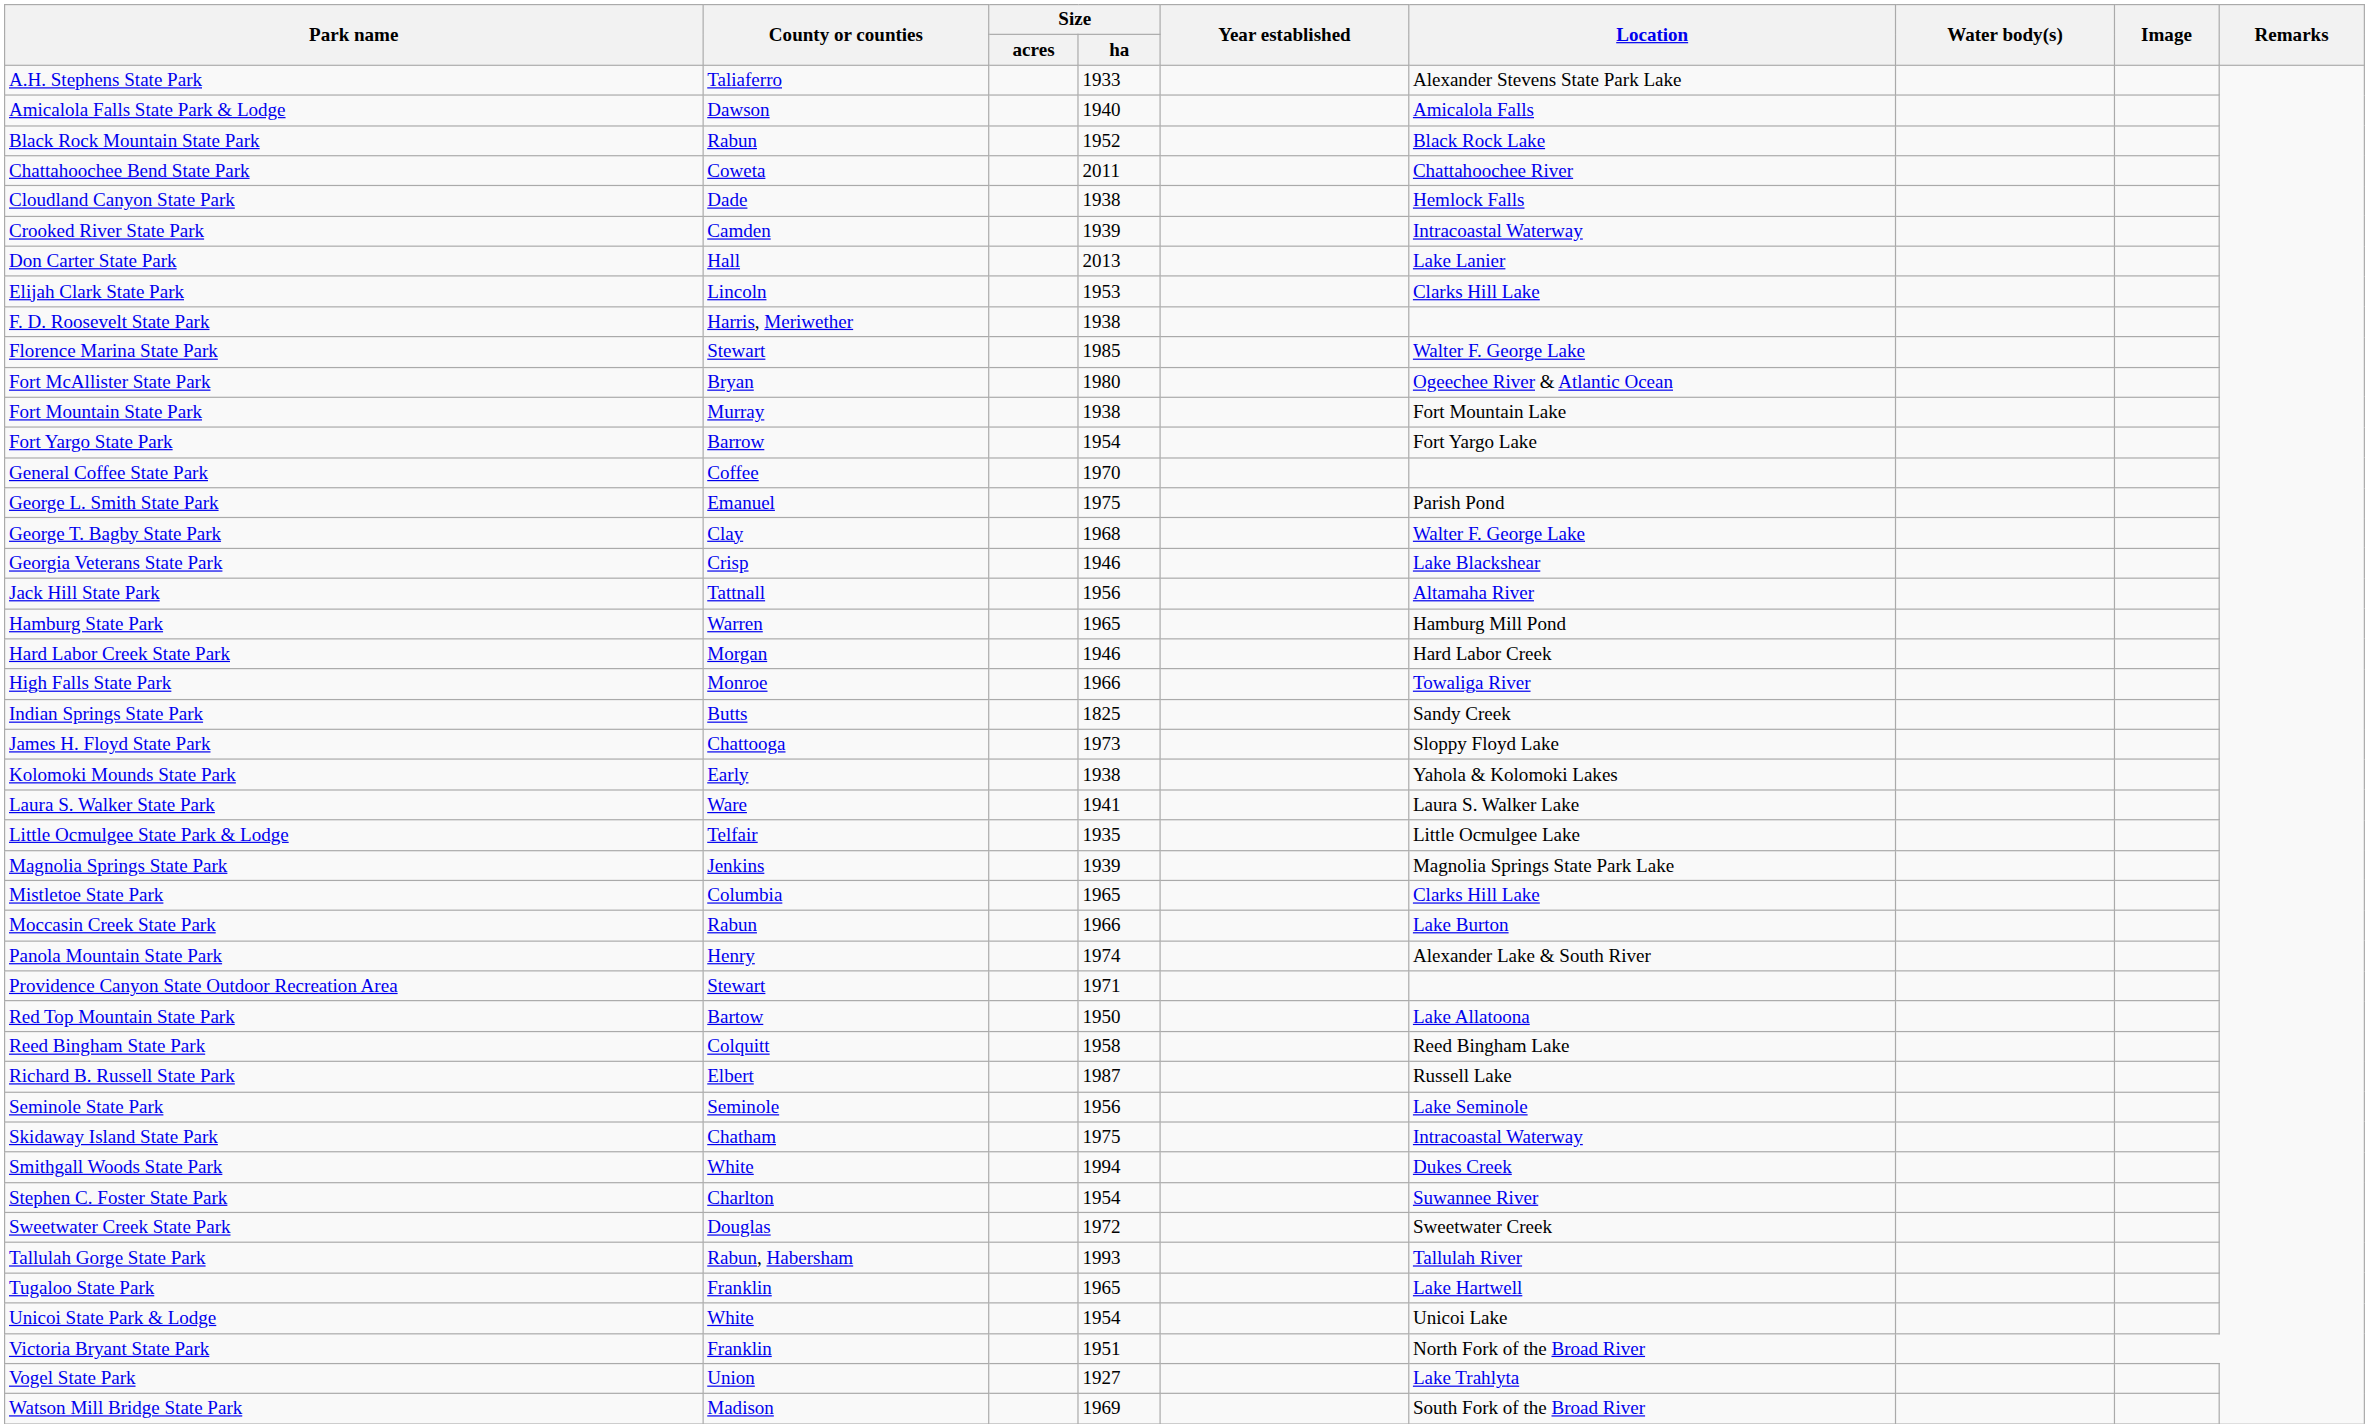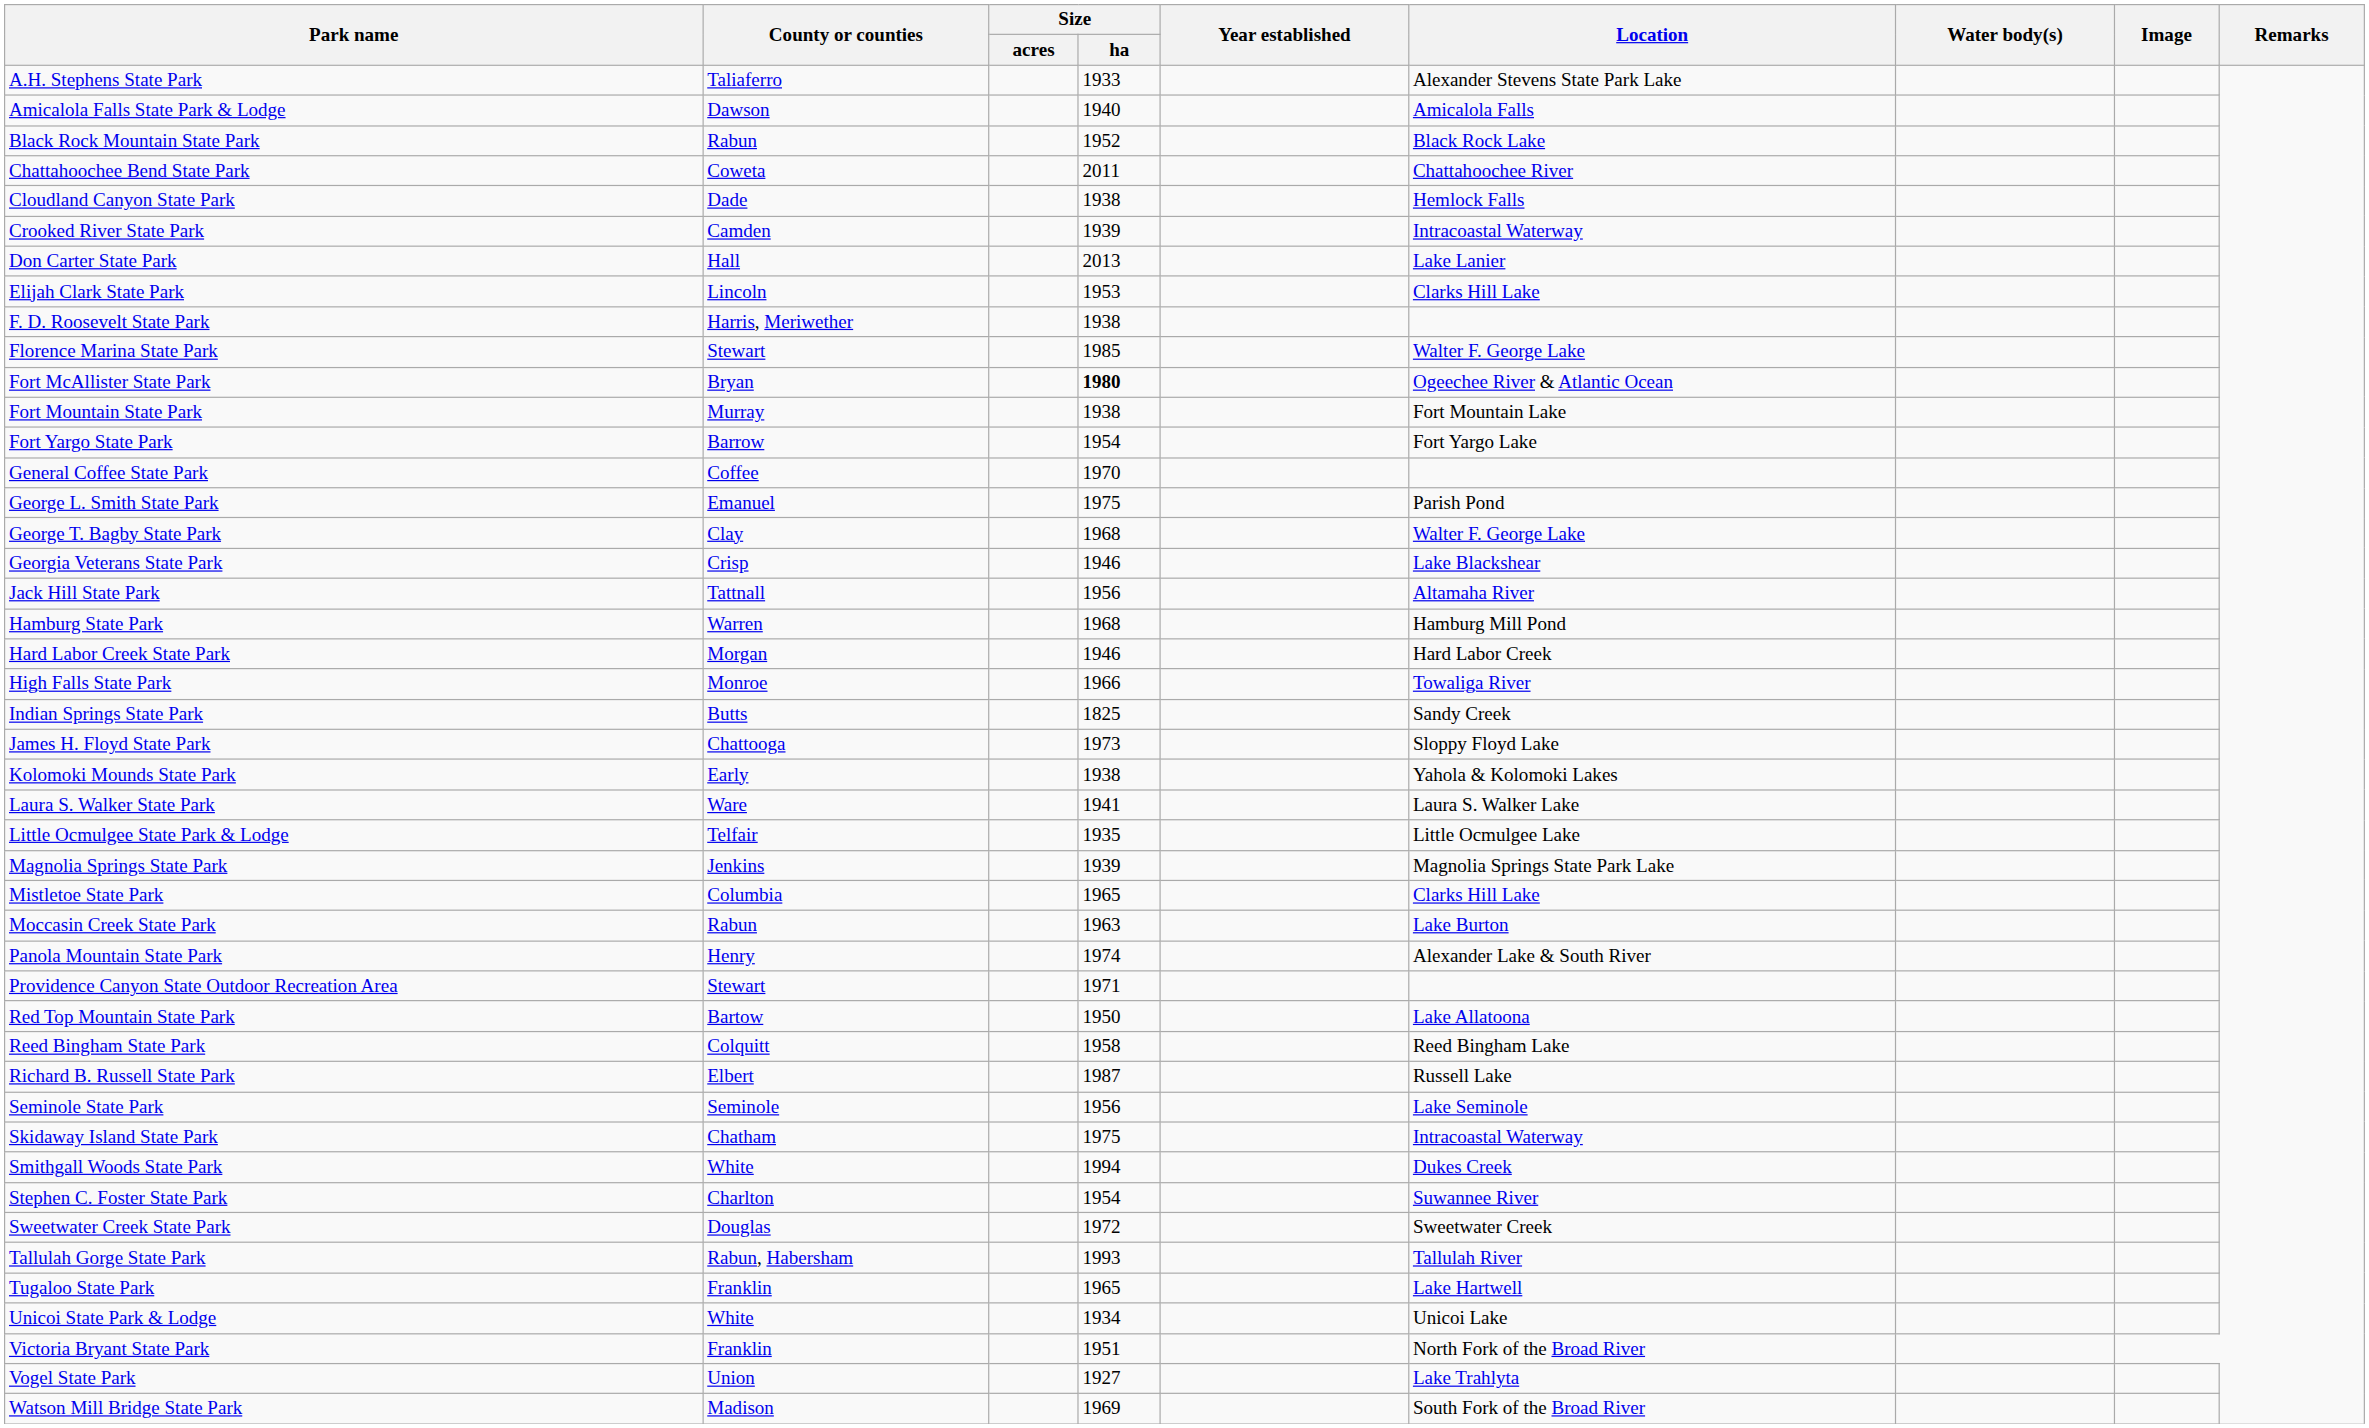(1102, 381) normal -> (1102, 381) bold
(1102, 623) 1965 -> (1102, 623) 1968
(1102, 925) 1966 -> (1102, 925) 1963
(1102, 1318) 1954 -> (1102, 1318) 1934
